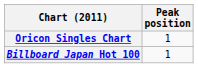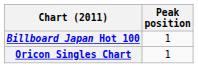rows swapped: (73, 55) <-> (73, 39)
